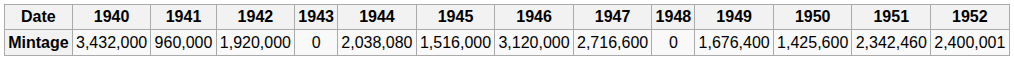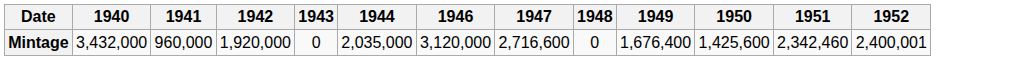- column: (455, 17)
(377, 42) 2,038,080 -> (377, 42) 2,035,000
